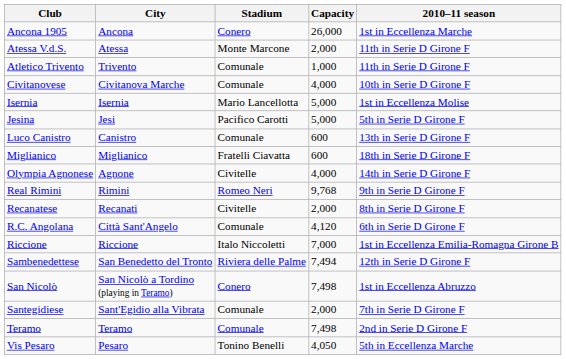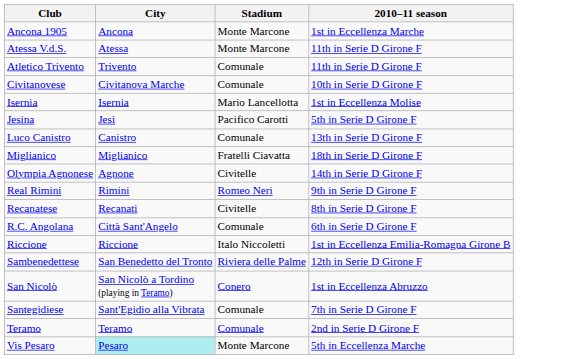- column: (333, 13)
(234, 31) Conero -> (254, 31) Monte Marcone
(113, 345) no background -> (113, 345) paleturquoise background
(251, 345) Tonino Benelli -> (254, 345) Monte Marcone
